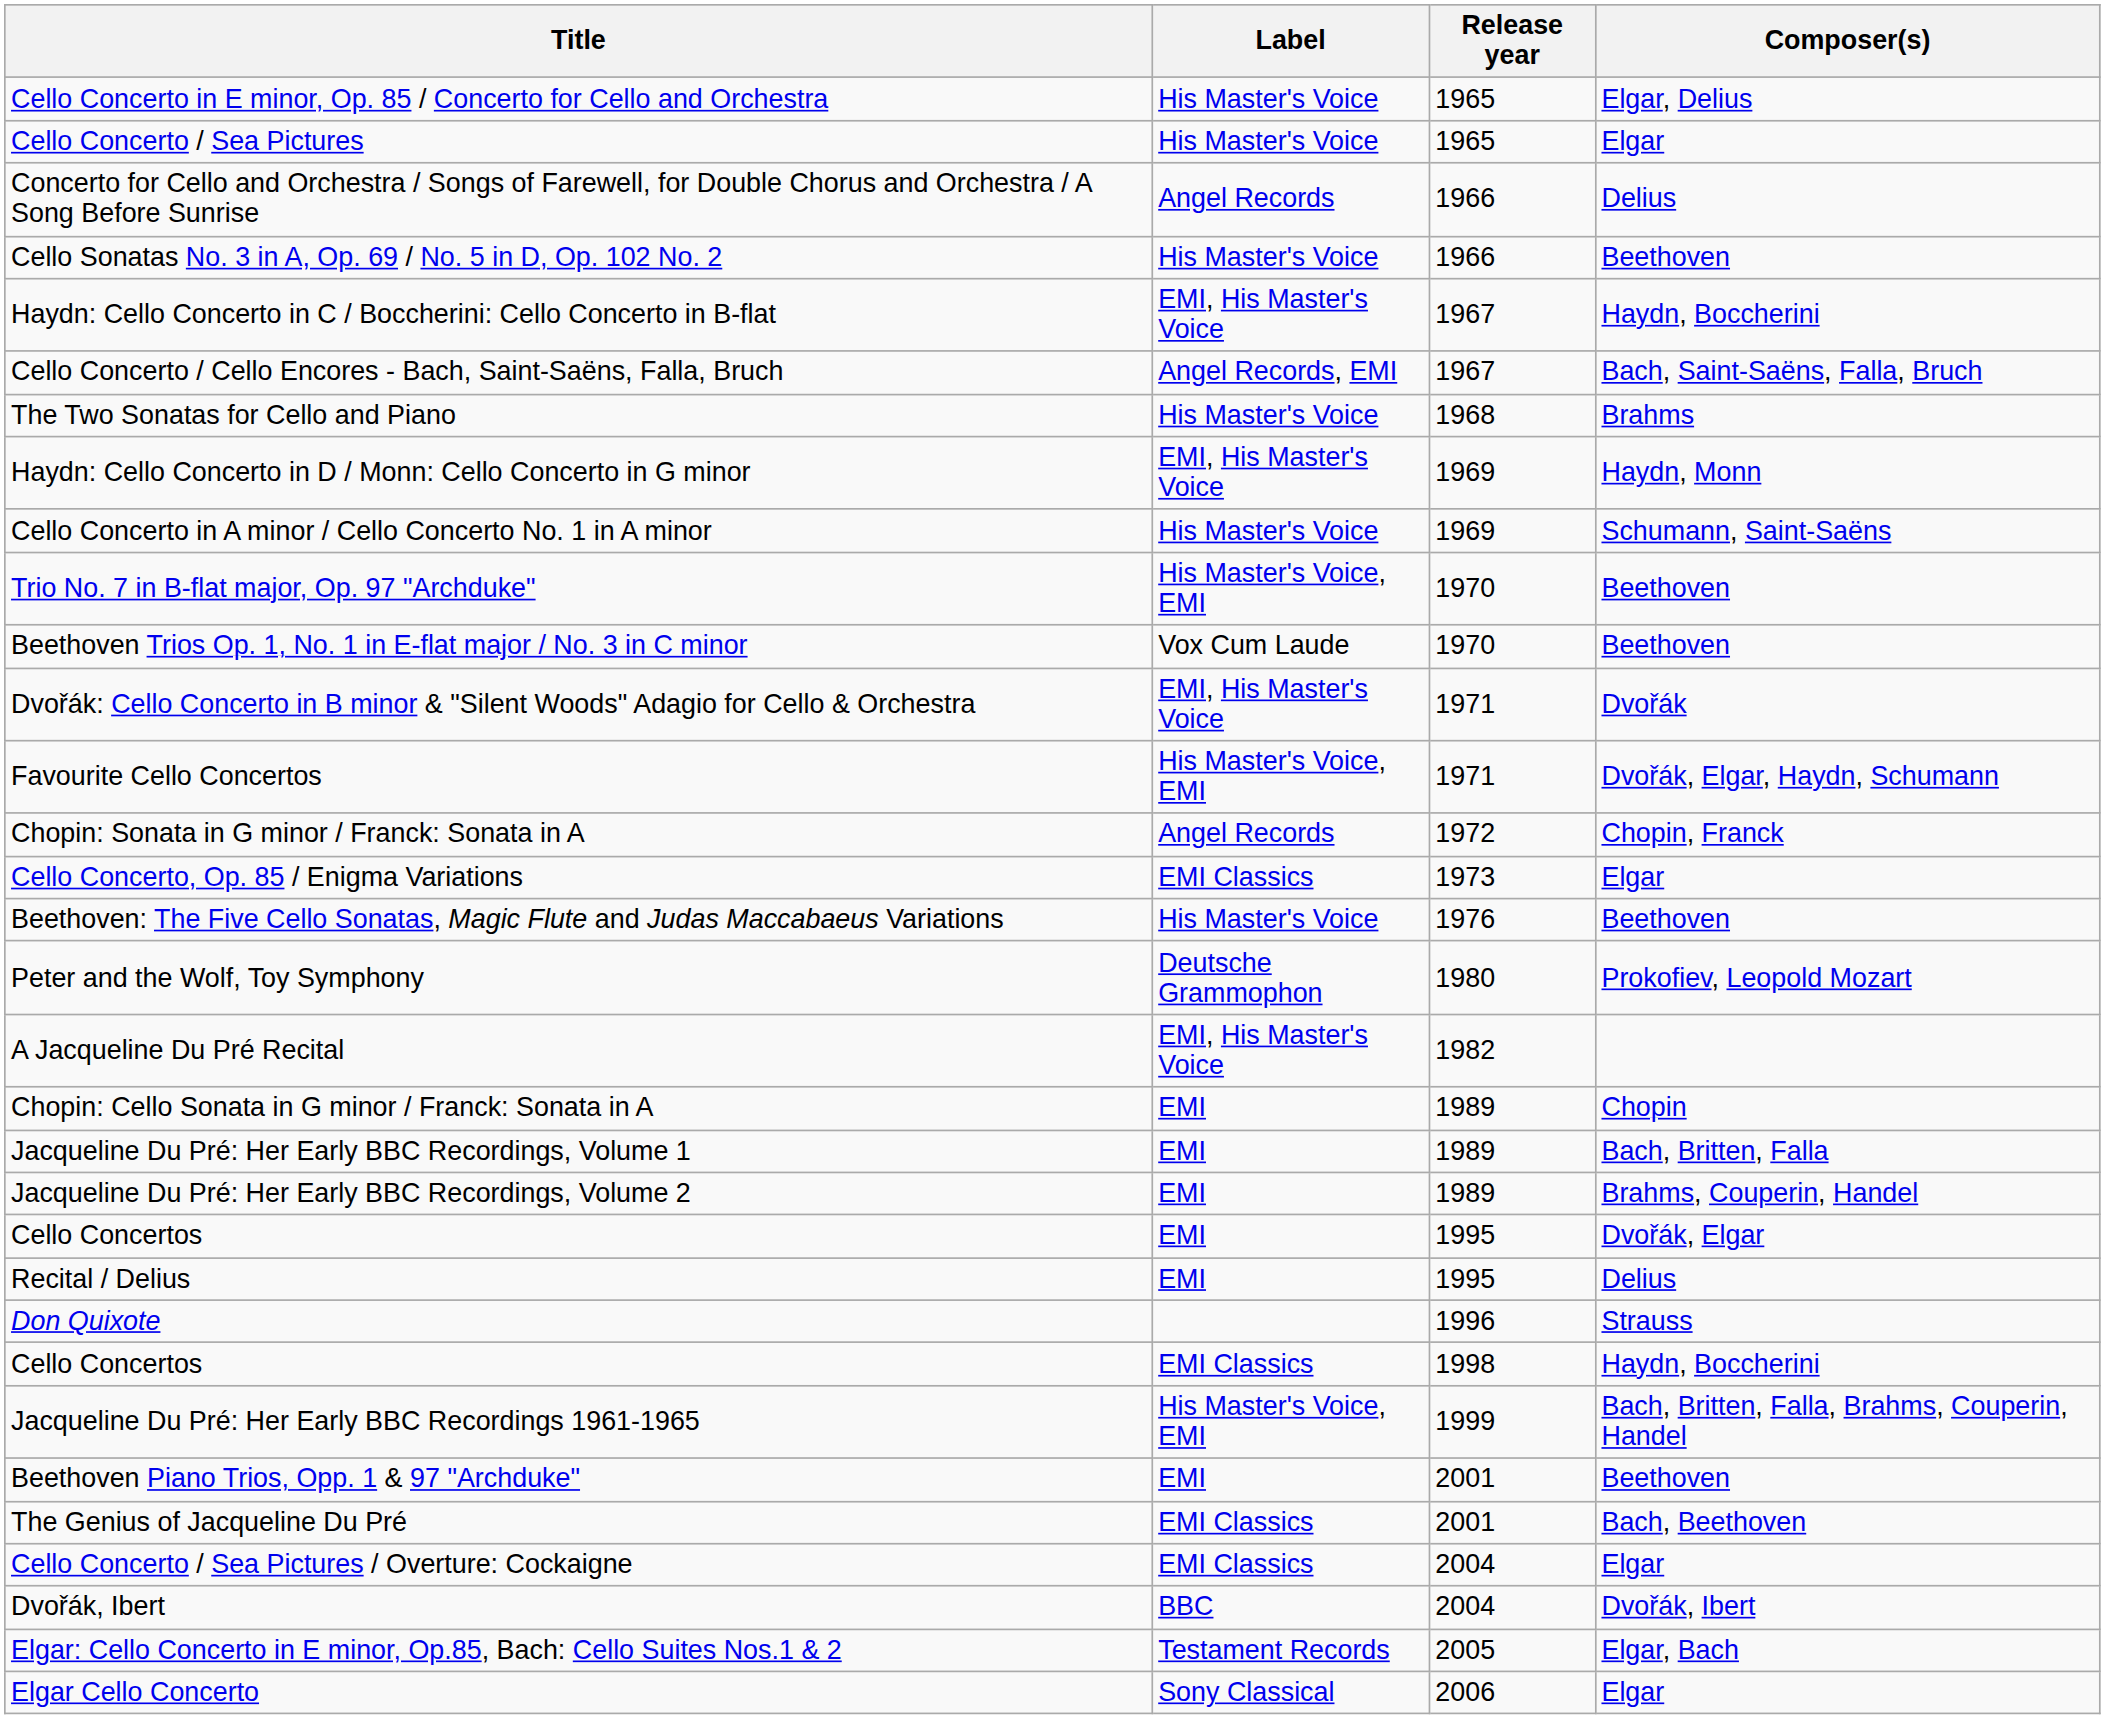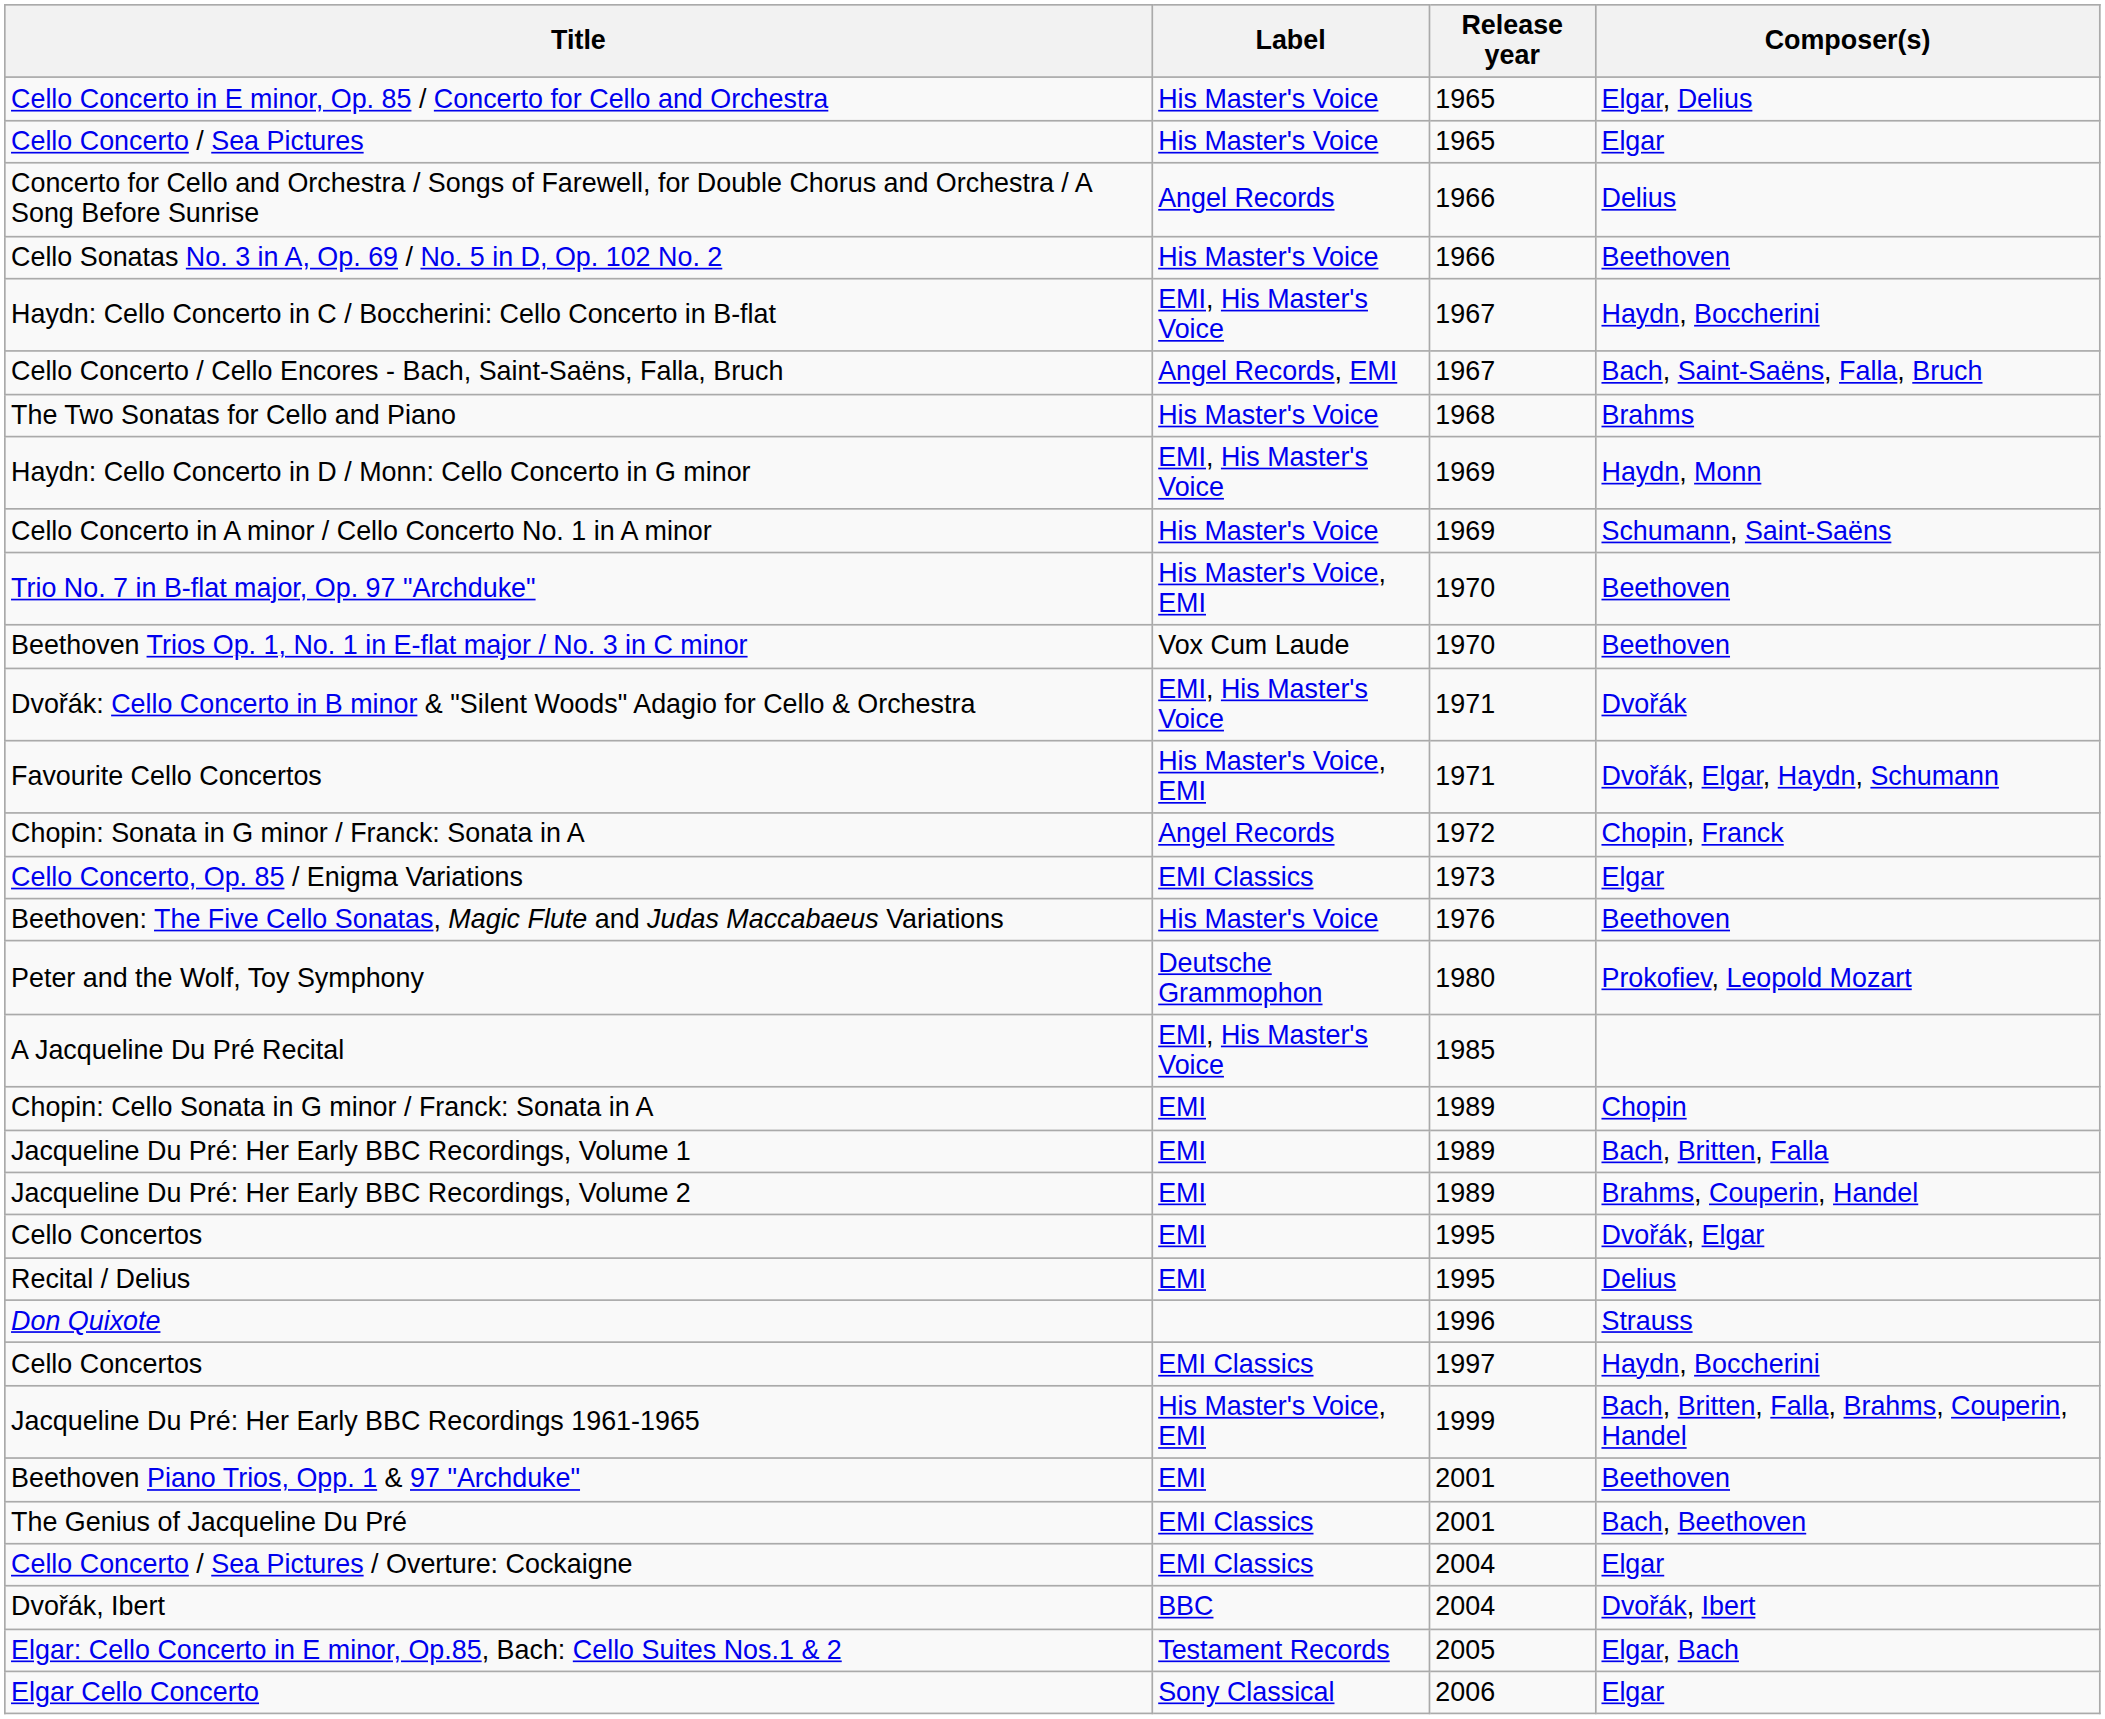(1465, 1050) 1982 -> (1465, 1050) 1985
(1465, 1363) 1998 -> (1465, 1363) 1997
